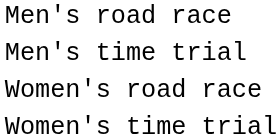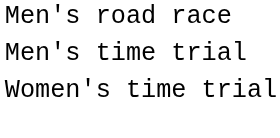- row: (133, 90)
